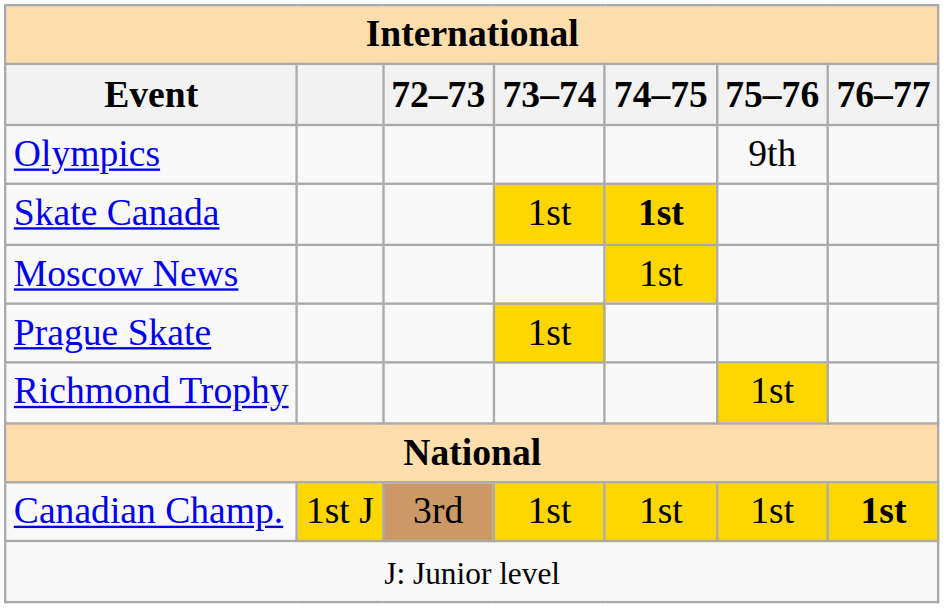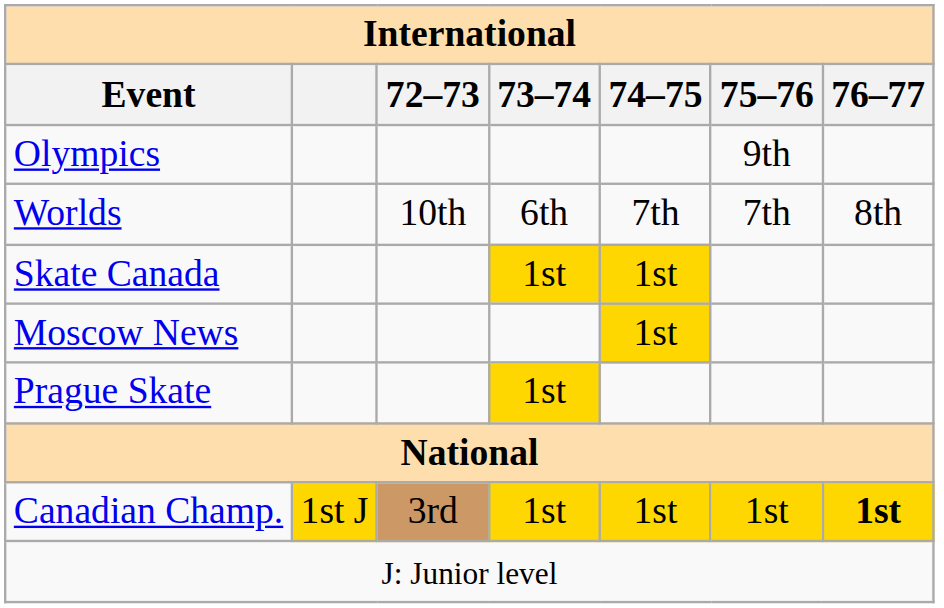+ row: (68, 213)
(661, 213) bold -> (655, 272) normal
- row: (151, 392)
